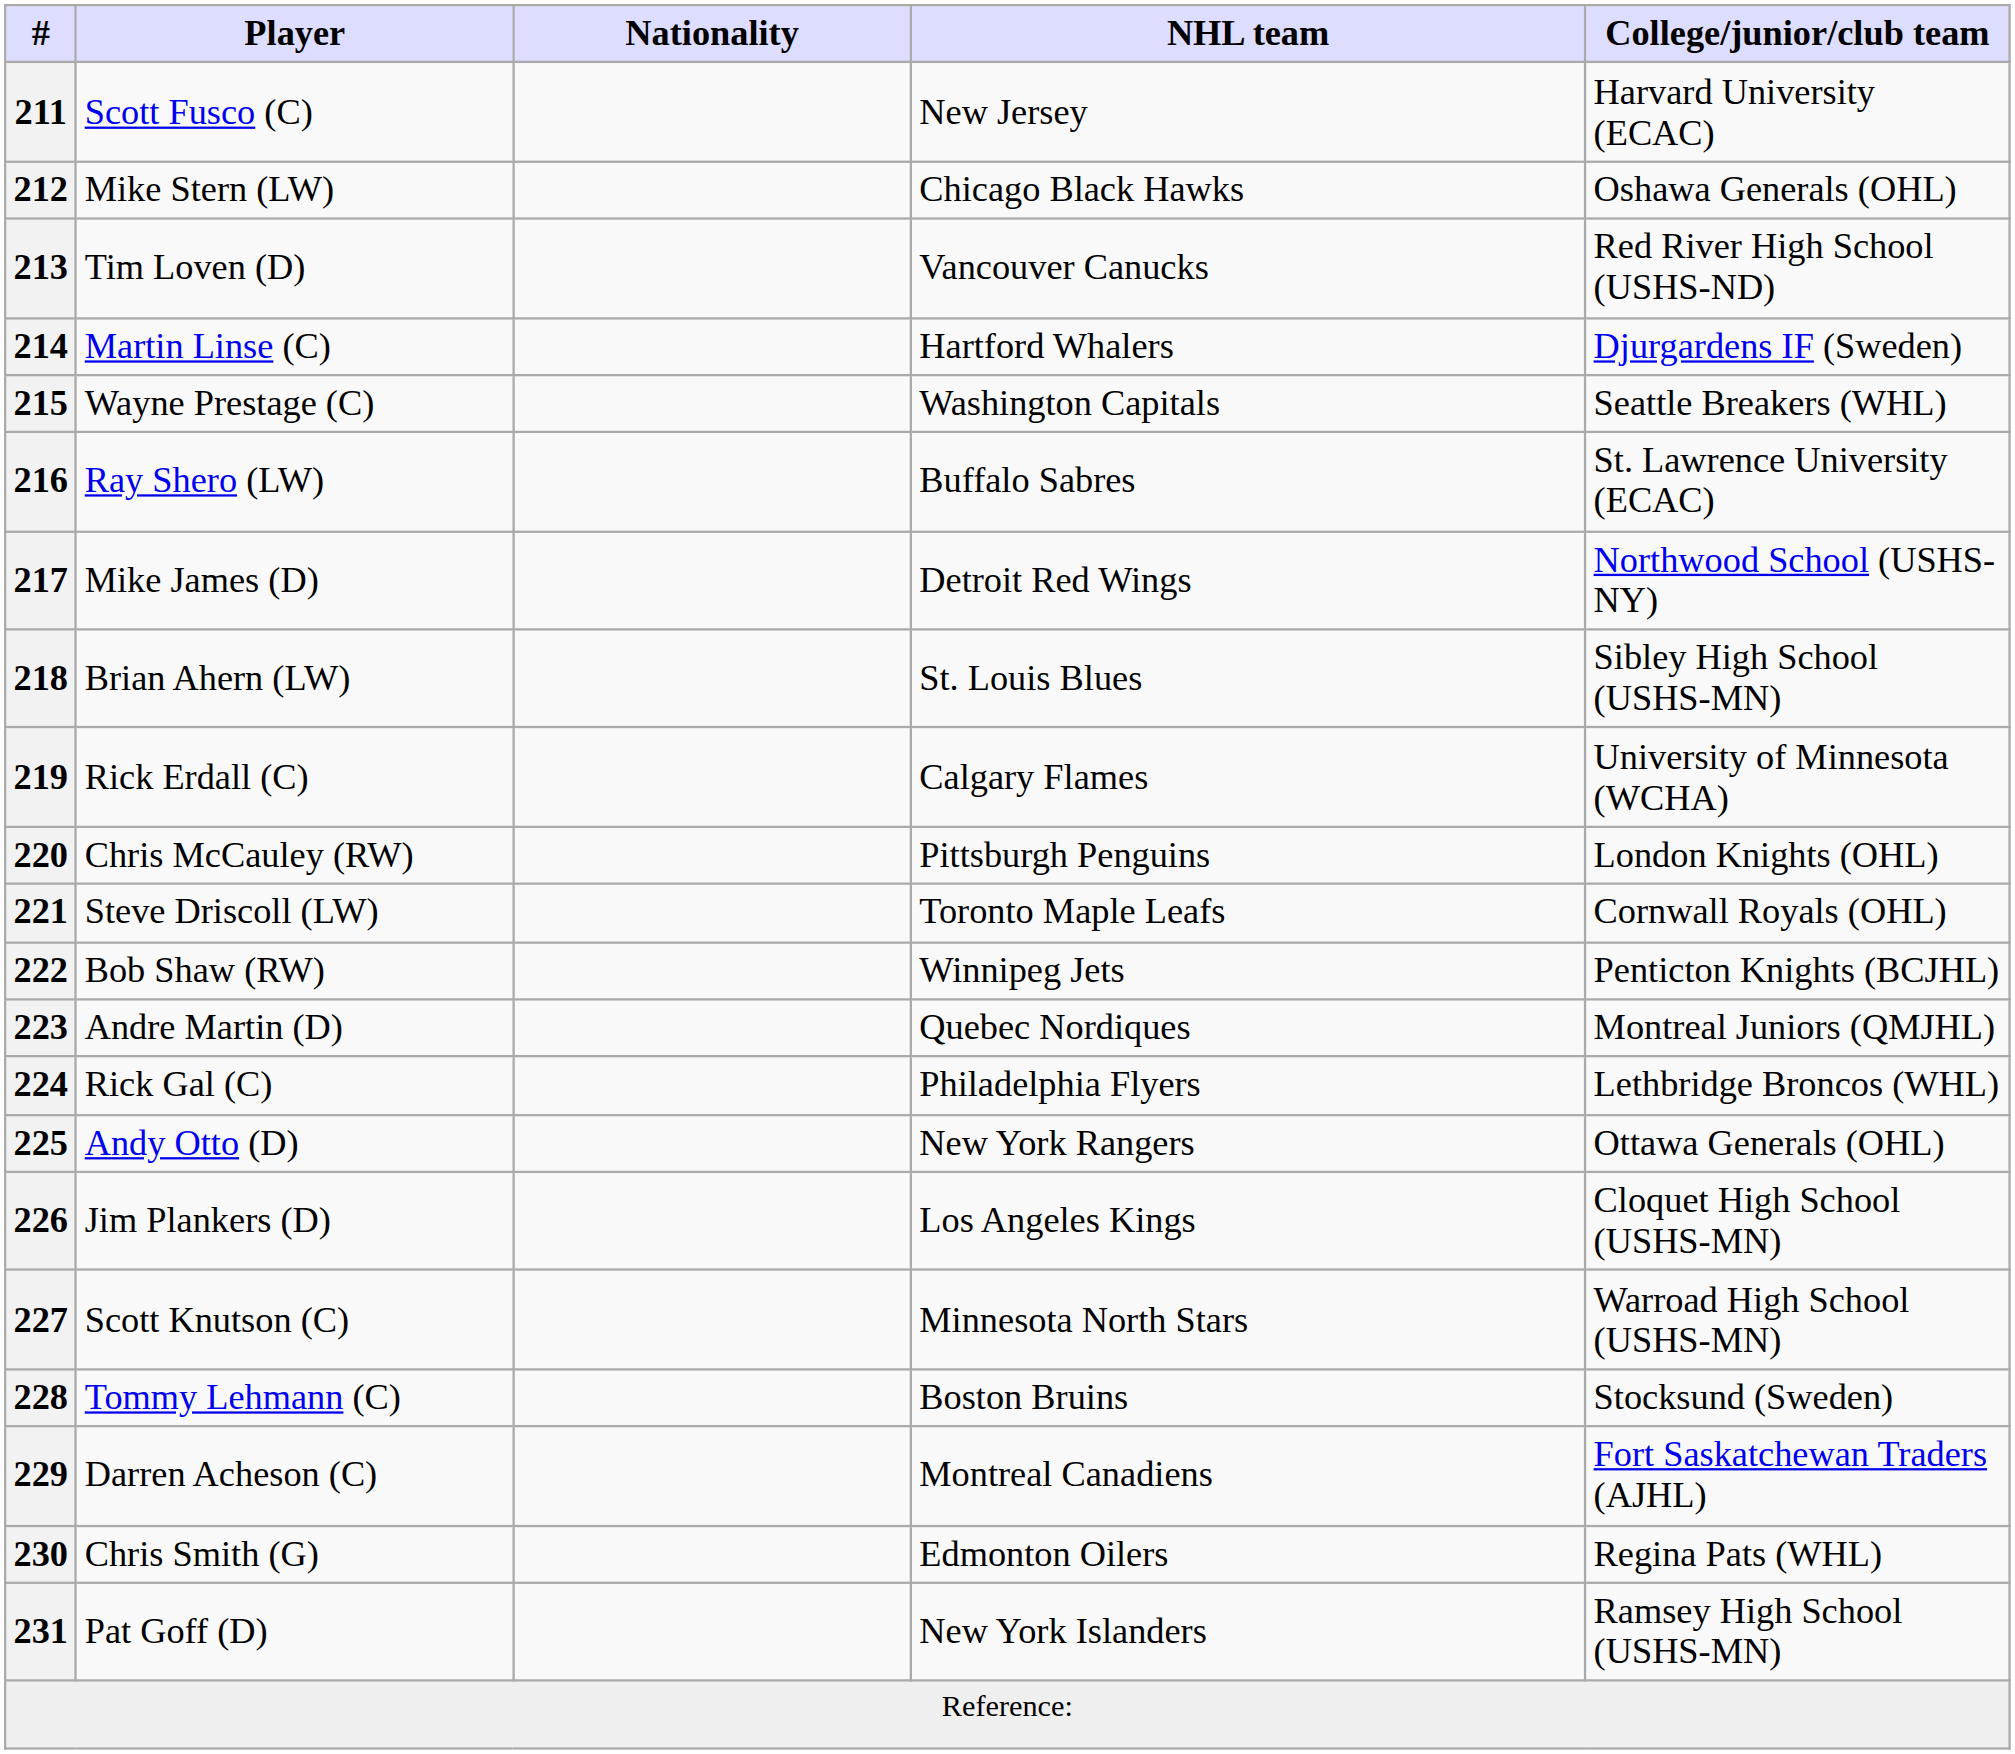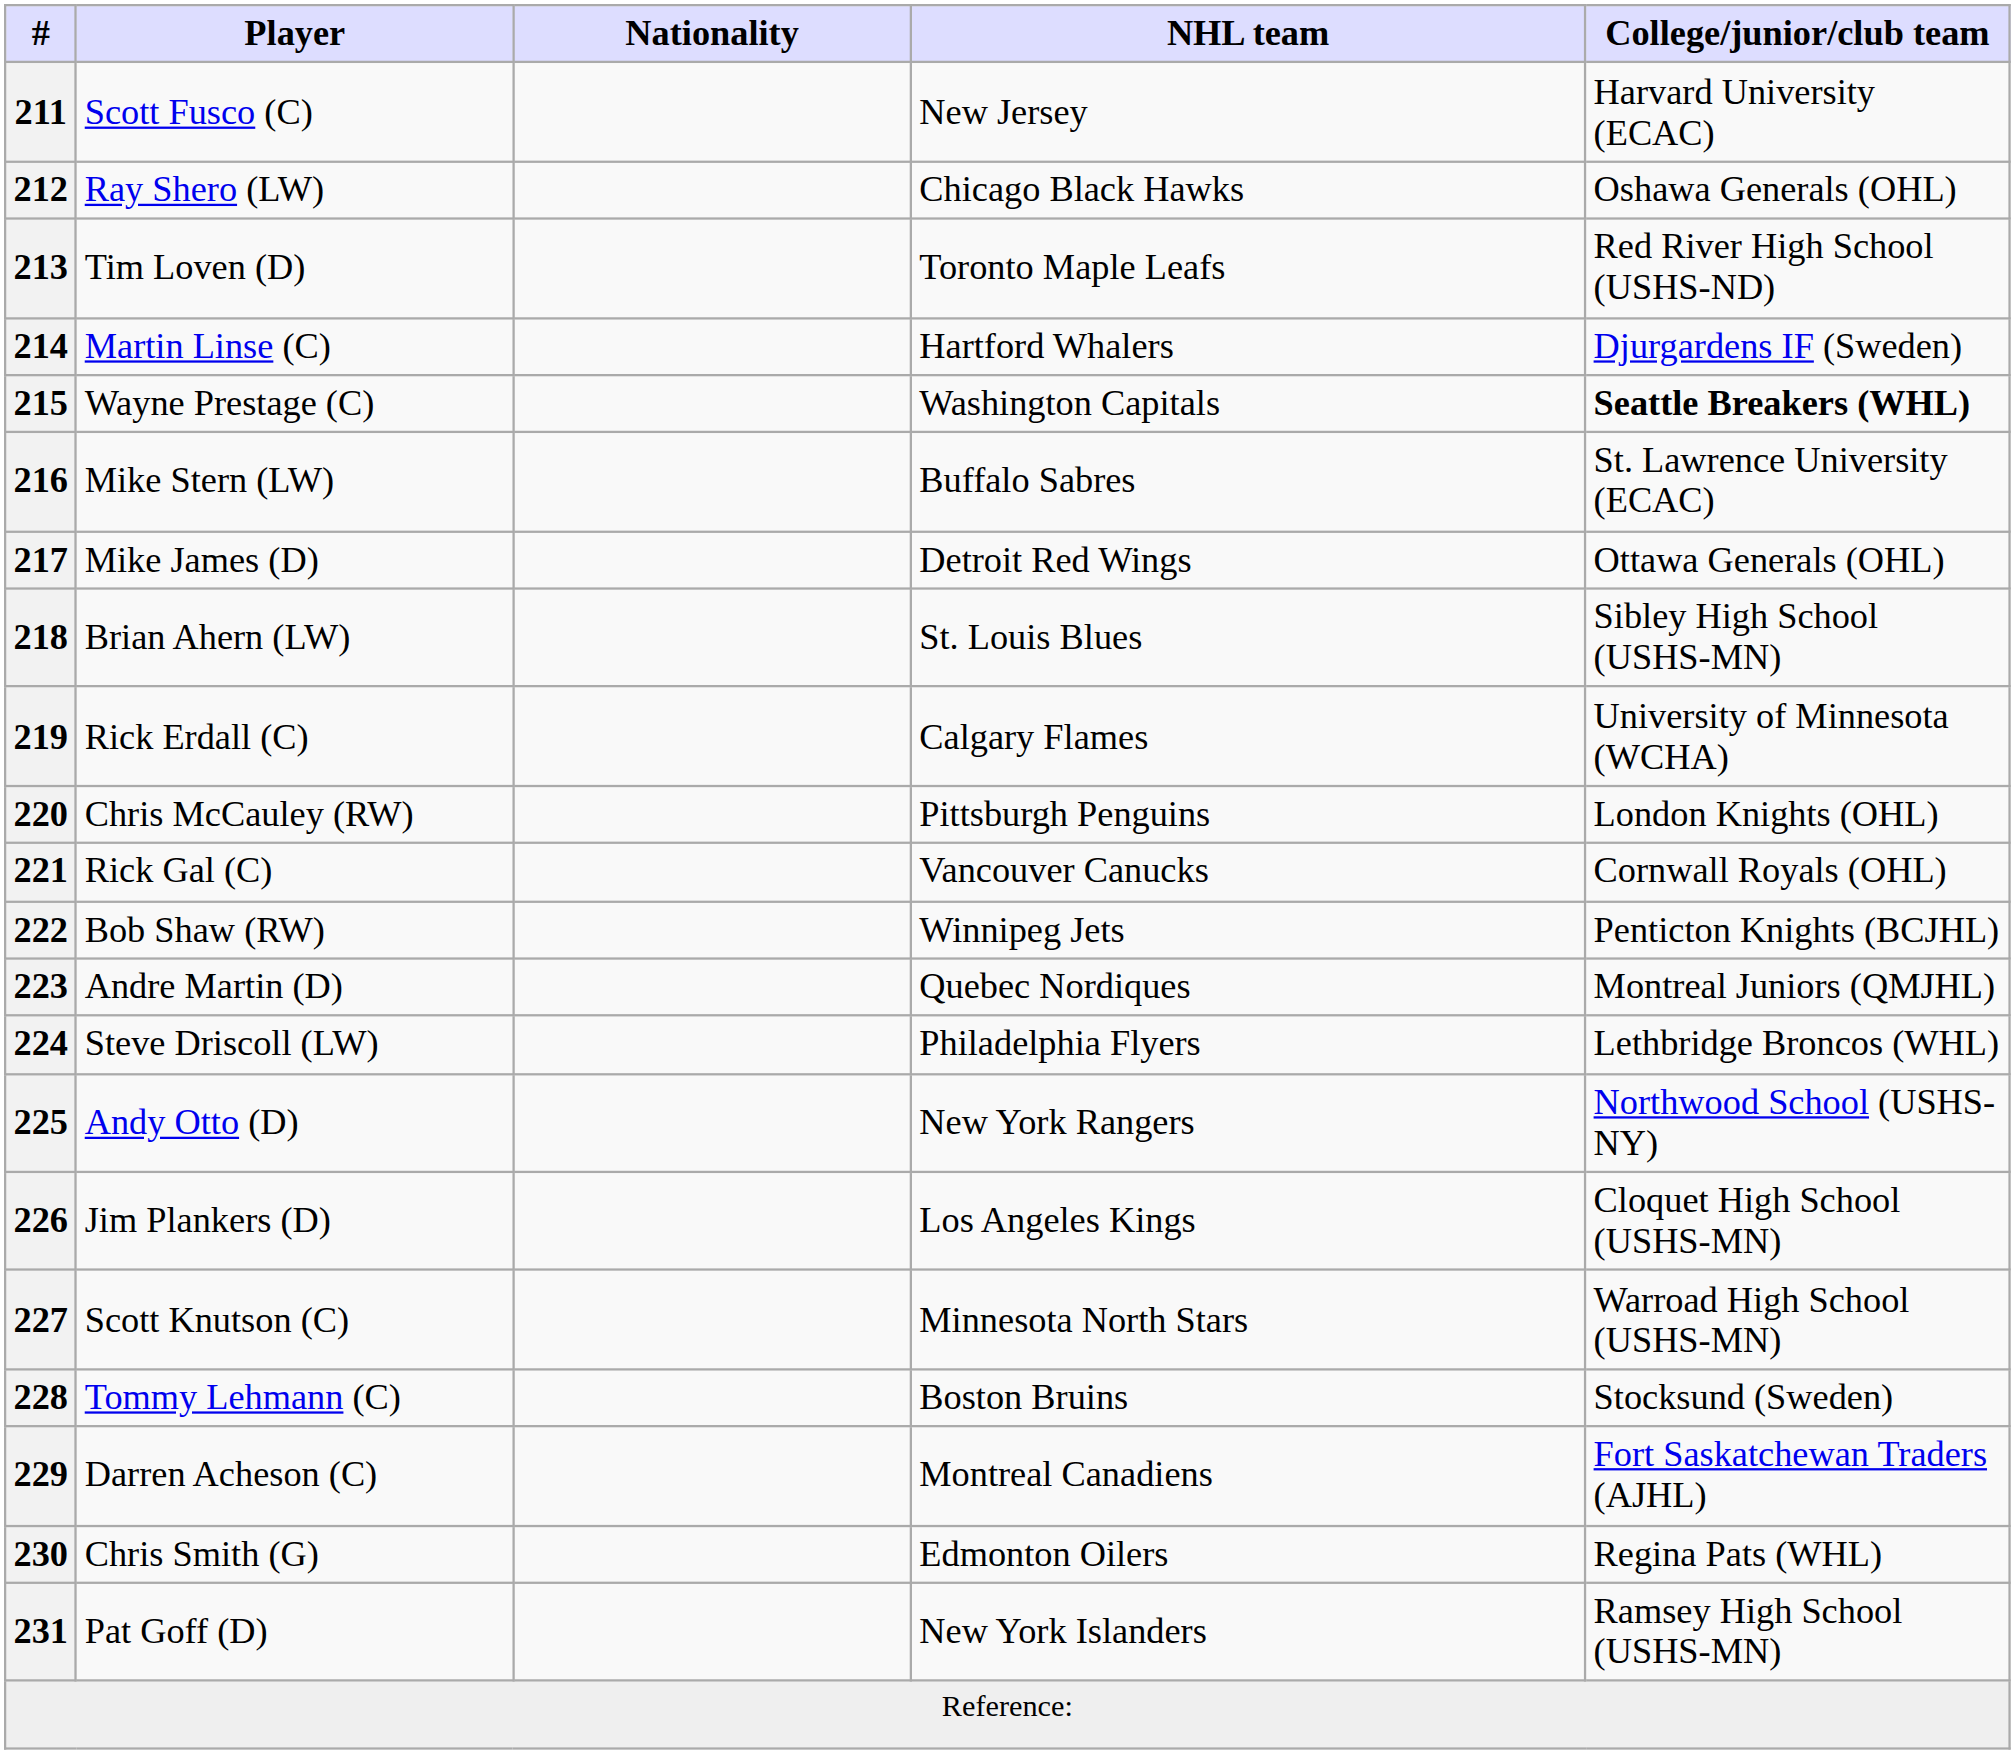(209, 189) Mike Stern (LW) -> (204, 189) Ray Shero (LW)
(1064, 267) Vancouver Canucks -> (1072, 267) Toronto Maple Leafs
(1770, 403) normal -> (1782, 403) bold
(204, 481) Ray Shero (LW) -> (209, 481) Mike Stern (LW)
(1794, 579) Northwood School (USHS-NY) -> (1769, 559) Ottawa Generals (OHL)
(232, 912) Steve Driscoll (LW) -> (179, 871) Rick Gal (C)
(1072, 912) Toronto Maple Leafs -> (1064, 871) Vancouver Canucks
(179, 1084) Rick Gal (C) -> (232, 1044) Steve Driscoll (LW)
(1769, 1142) Ottawa Generals (OHL) -> (1794, 1122) Northwood School (USHS-NY)
